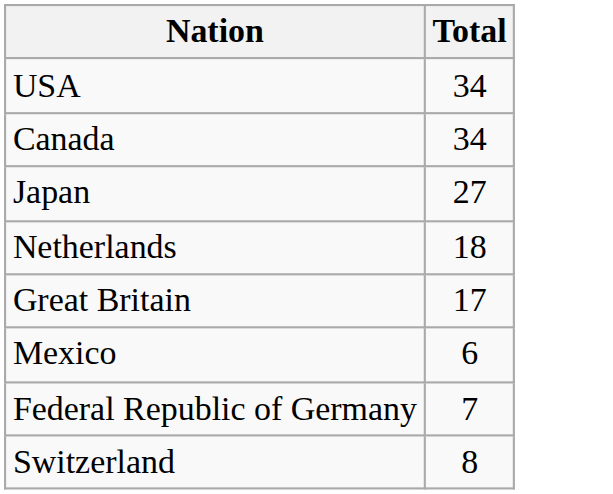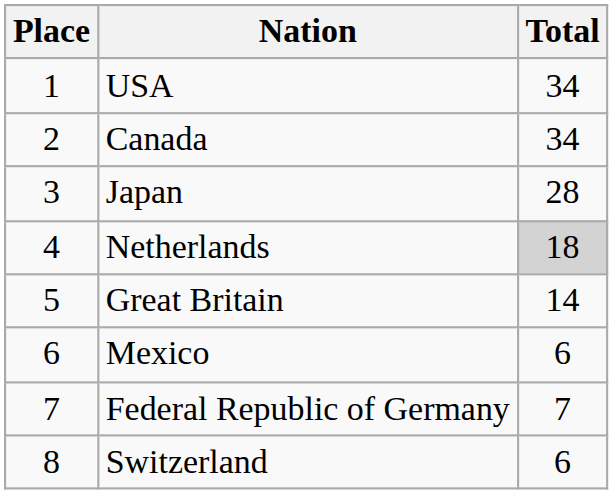+ column: (51, 31)
(470, 192) 27 -> (563, 192) 28
(470, 246) no background -> (563, 246) lightgrey background
(470, 300) 17 -> (563, 300) 14
(470, 461) 8 -> (563, 461) 6
